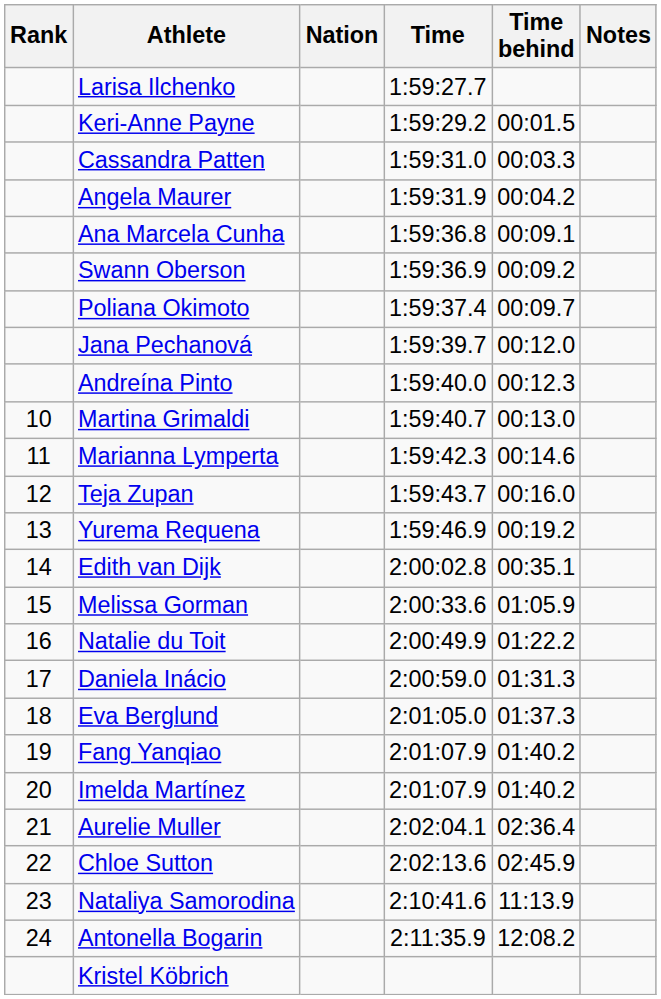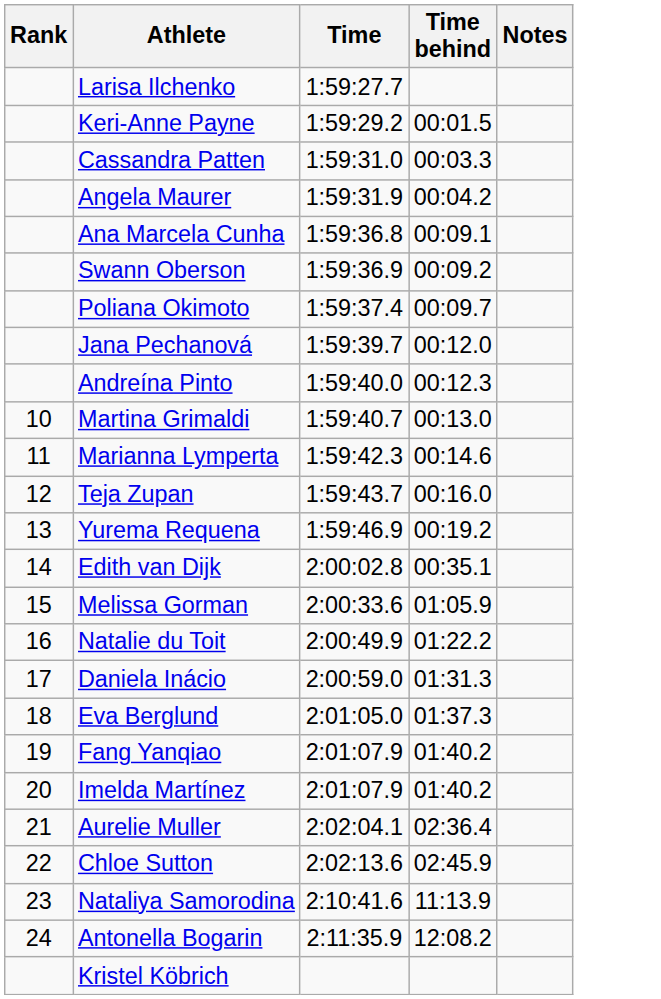- column: (342, 36)
